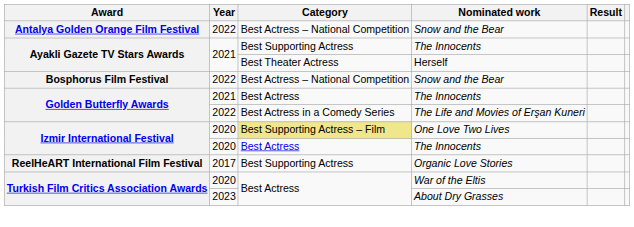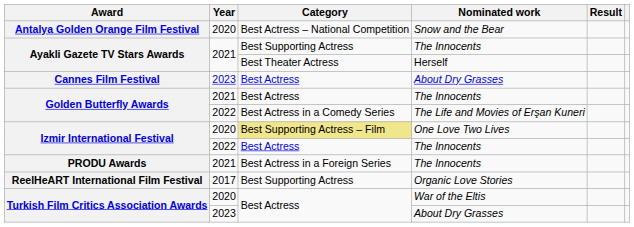(224, 29) 2022 -> (224, 29) 2020
- row: (107, 79)
+ row: (107, 79)
(224, 146) 2020 -> (224, 146) 2022
+ row: (107, 163)
